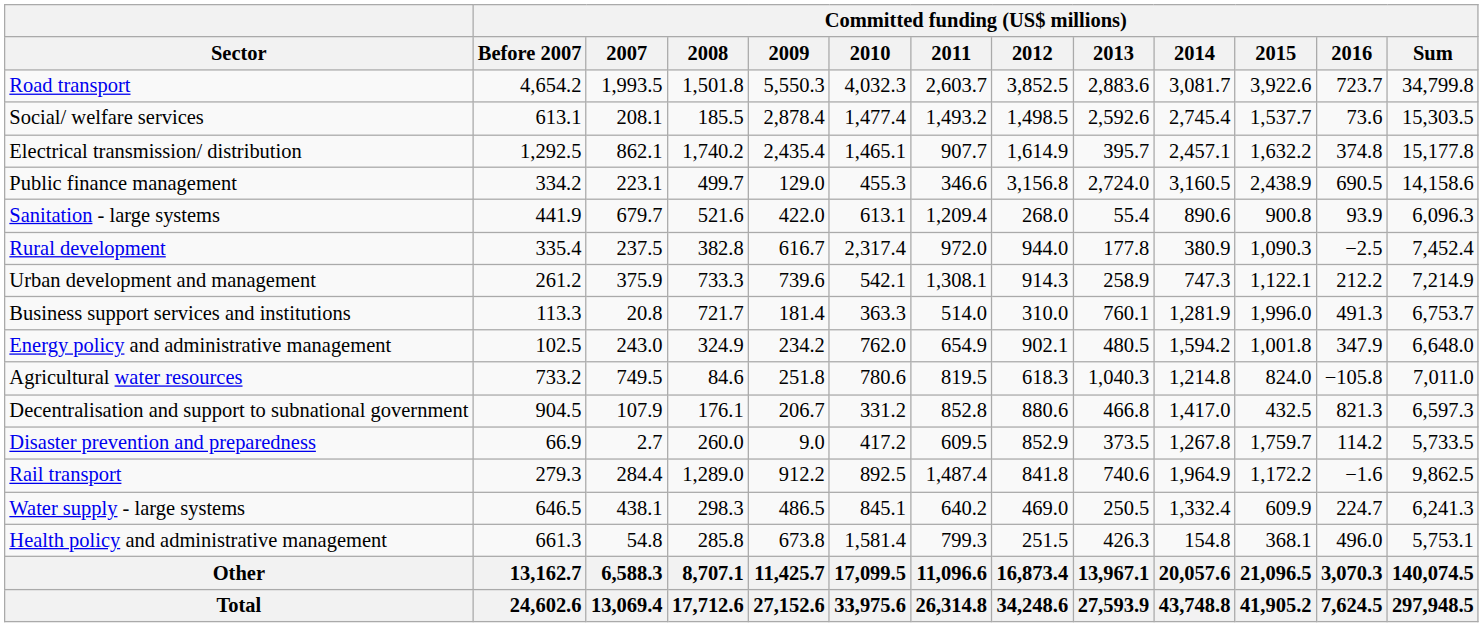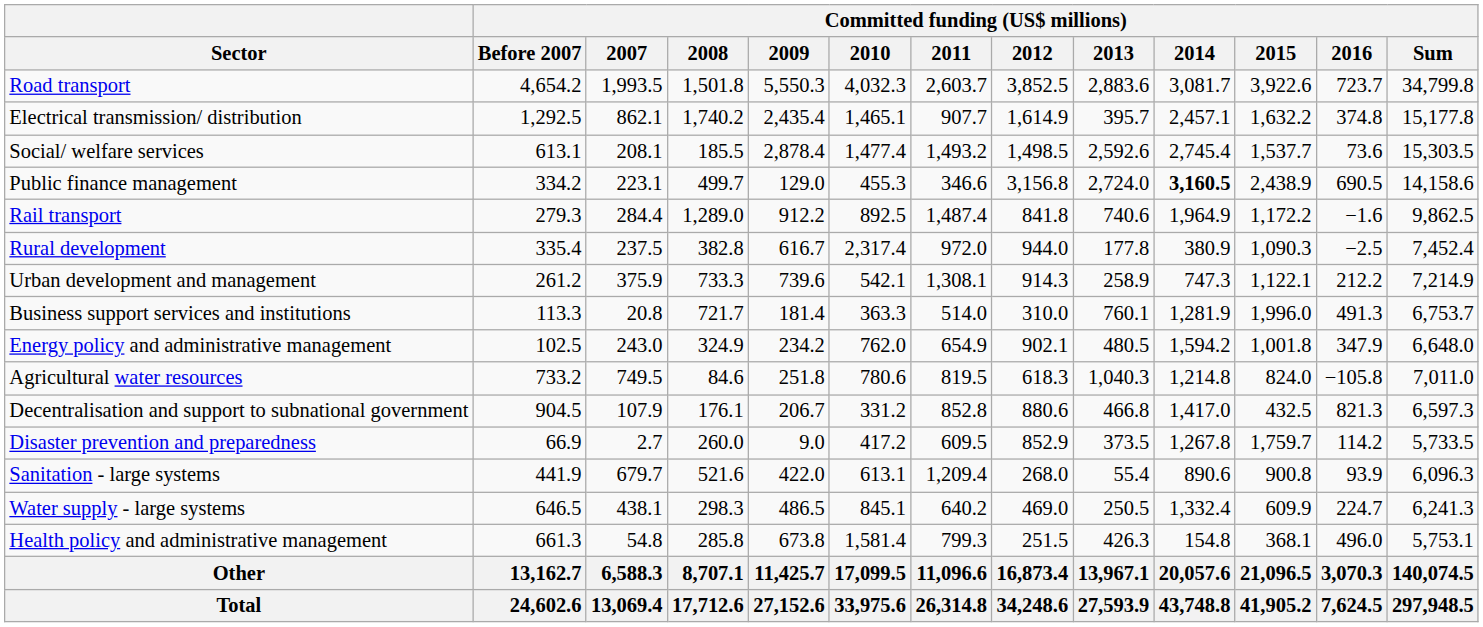rows swapped: (107, 118) <-> (156, 150)
(1200, 183) normal -> (1200, 183) bold
rows swapped: (65, 475) <-> (115, 215)
